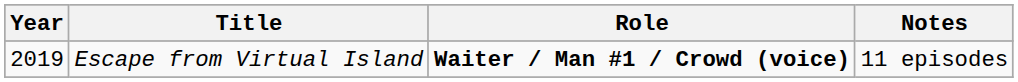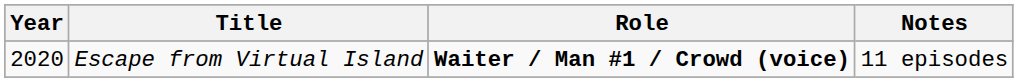(37, 60) 2019 -> (37, 60) 2020
